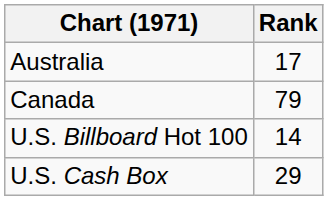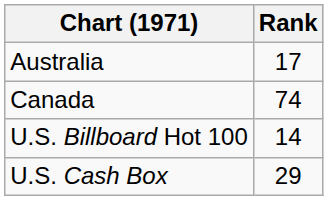(288, 99) 79 -> (288, 99) 74
